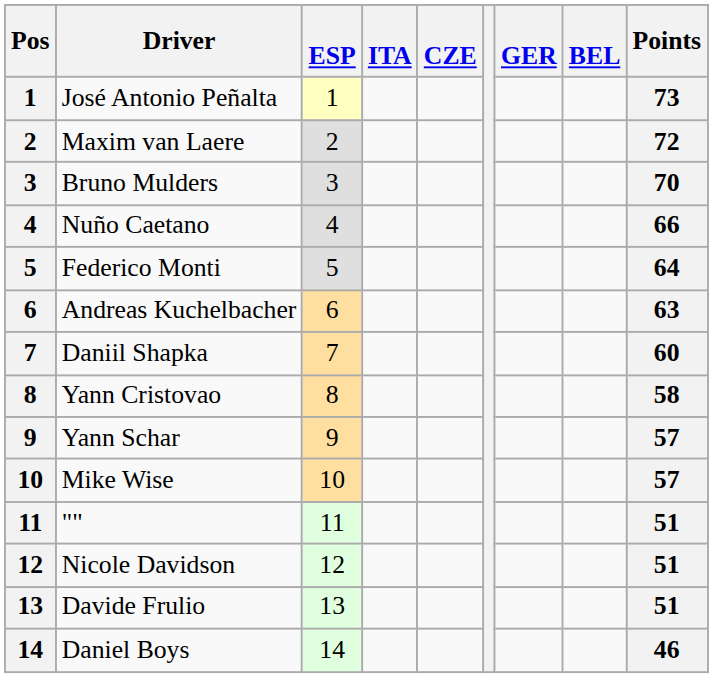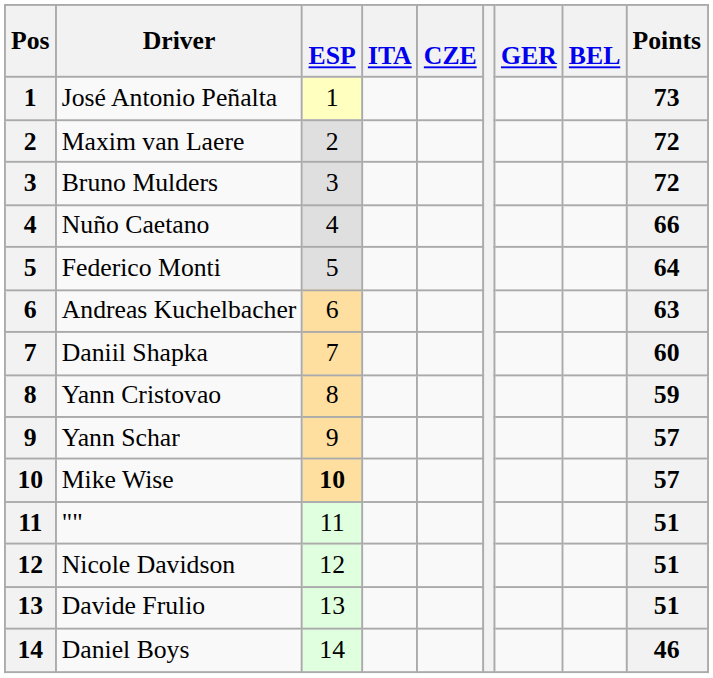(667, 182) 70 -> (667, 182) 72
(667, 394) 58 -> (667, 394) 59
(332, 479) normal -> (332, 479) bold
